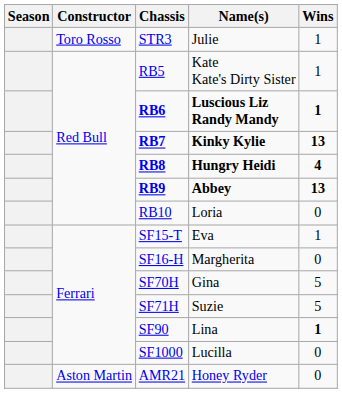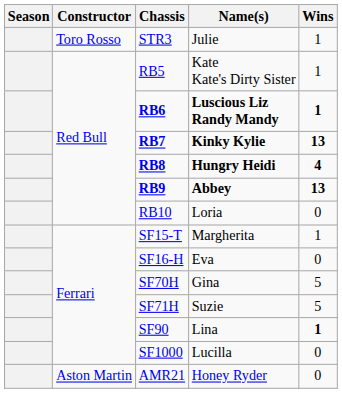(203, 235) Eva -> (223, 235) Margherita
(223, 259) Margherita -> (203, 259) Eva
